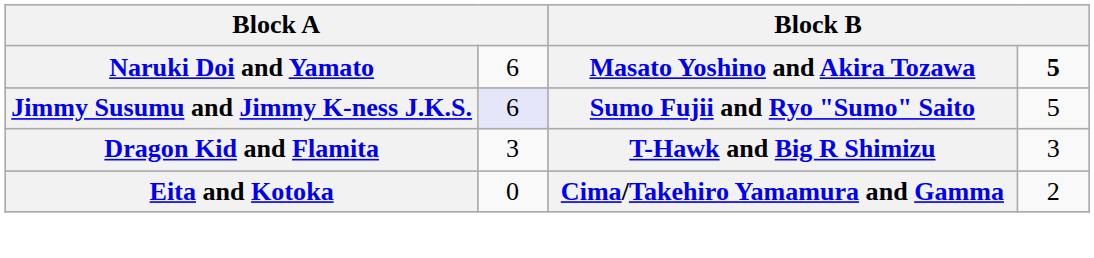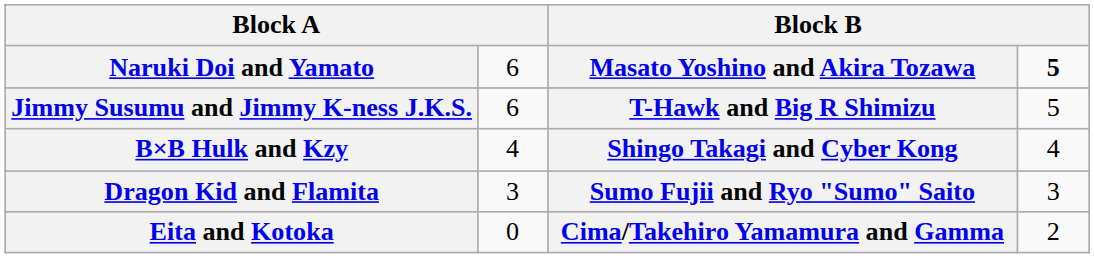(513, 107) lavender background -> (513, 107) no background
(782, 107) Sumo Fujii and Ryo "Sumo" Saito -> (782, 107) T-Hawk and Big R Shimizu
+ row: (242, 149)
(782, 149) T-Hawk and Big R Shimizu -> (782, 190) Sumo Fujii and Ryo "Sumo" Saito
